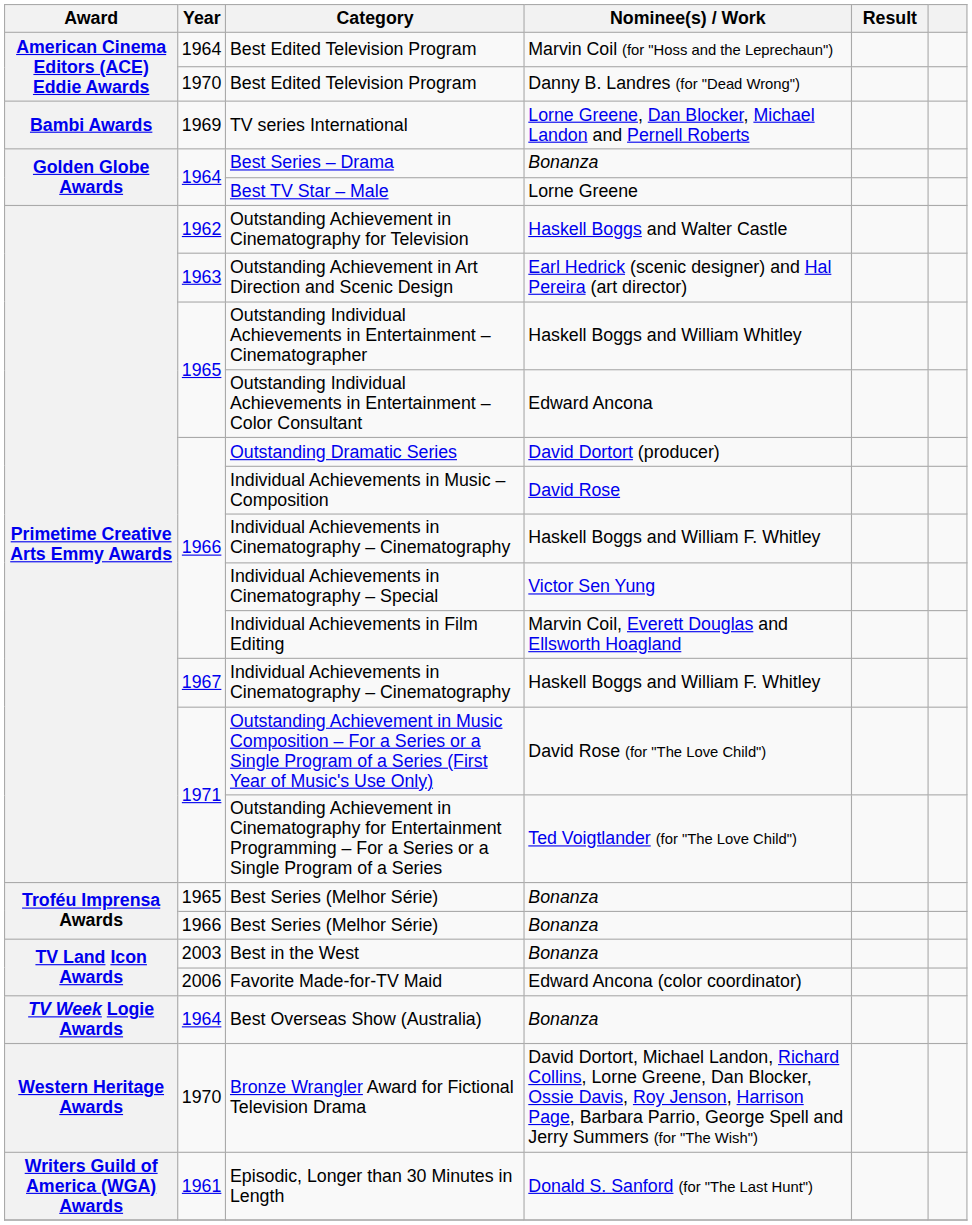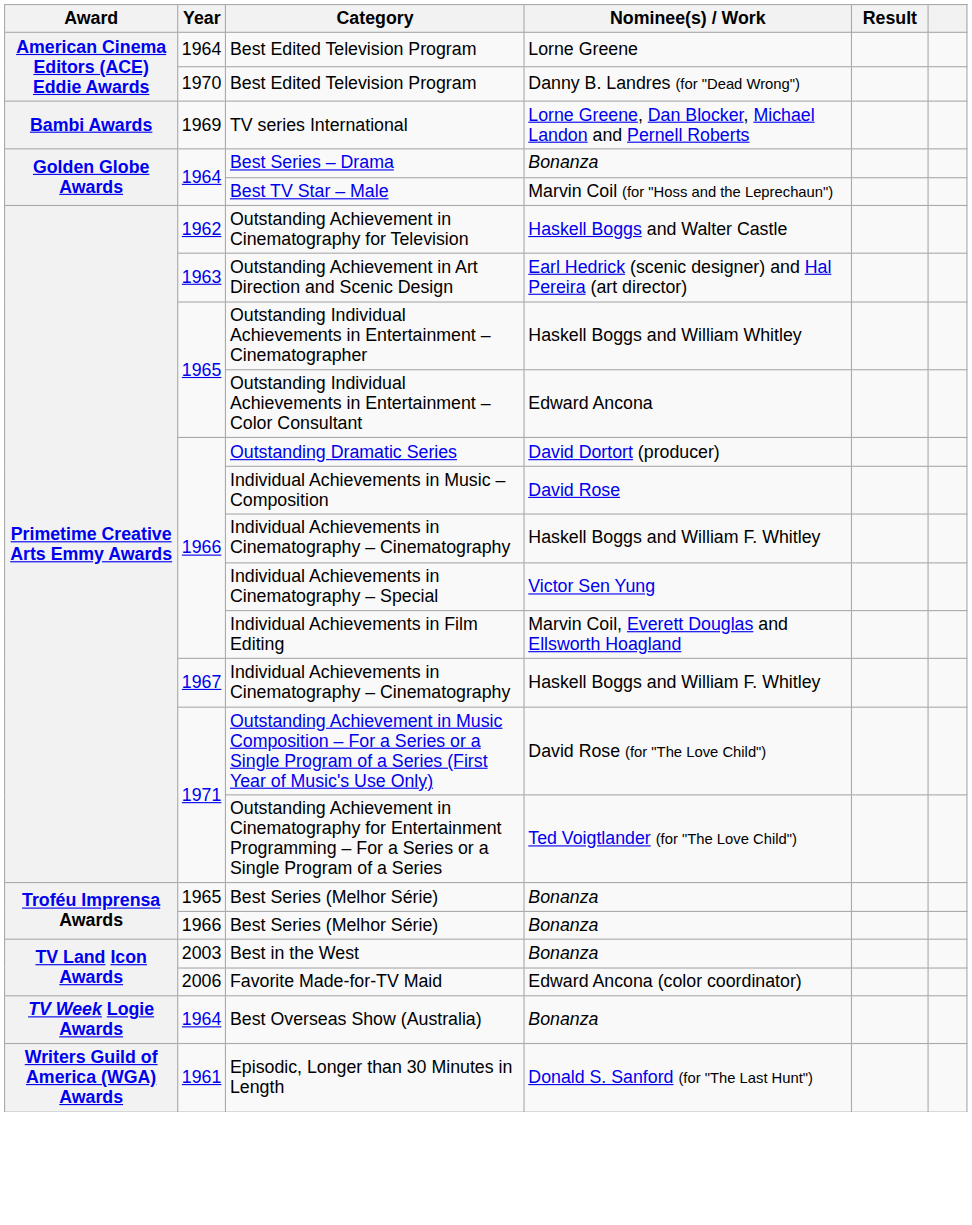(681, 49) Marvin Coil (for "Hoss and the Leprechaun") -> (583, 49) Lorne Greene
(583, 191) Lorne Greene -> (681, 191) Marvin Coil (for "Hoss and the Leprechaun")
- row: (202, 1097)
